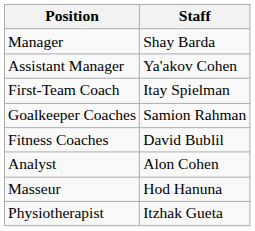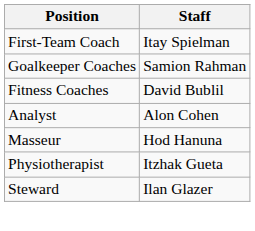- row: (36, 41)
- row: (66, 66)
+ row: (33, 189)
